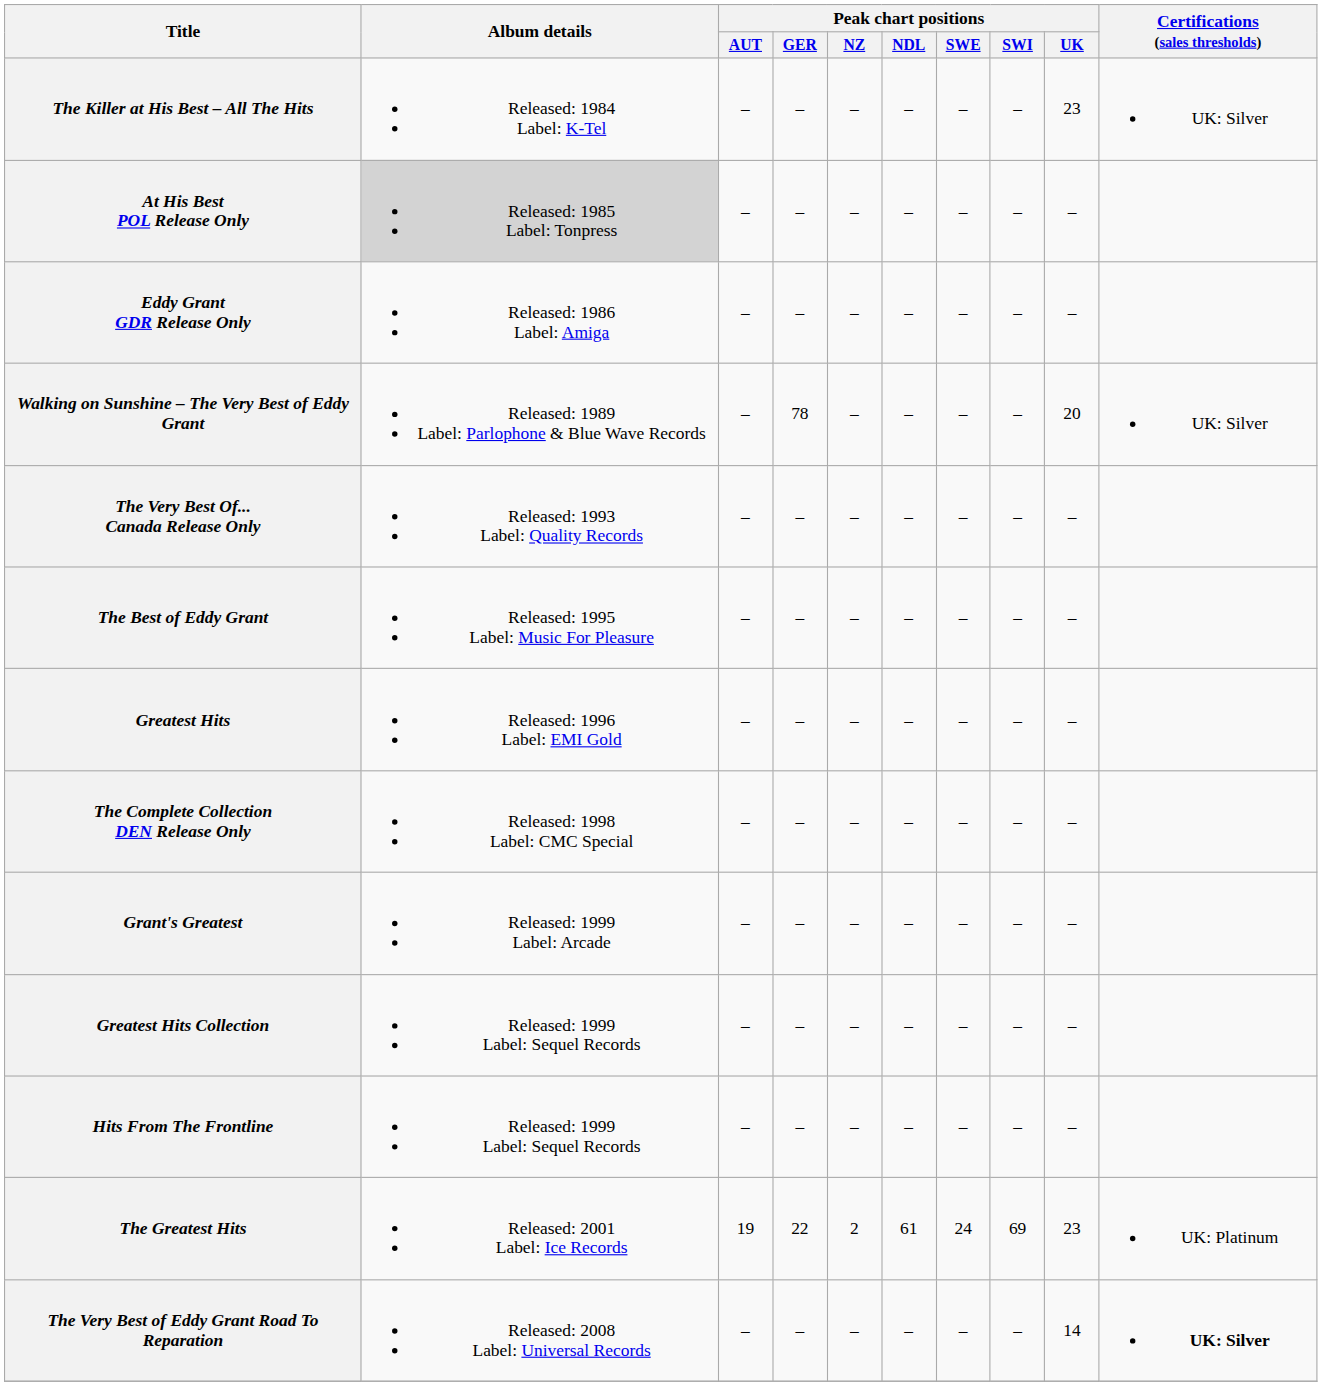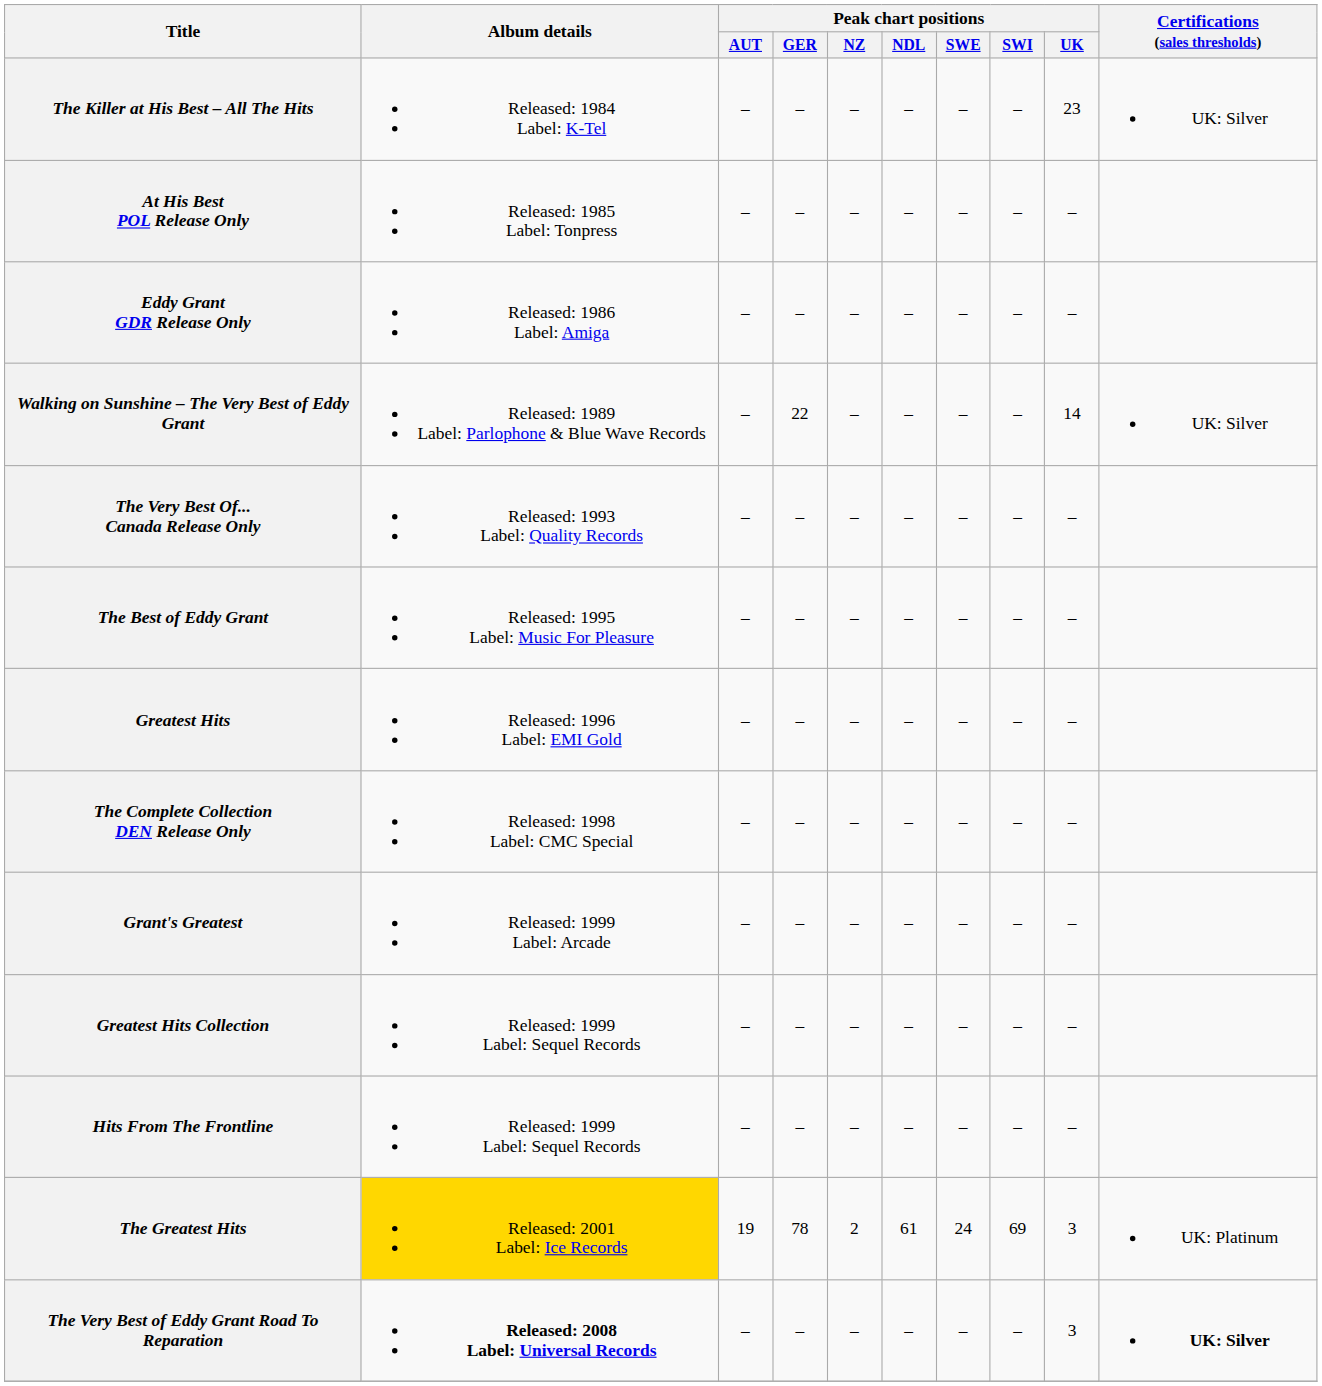(540, 221) lightgrey background -> (540, 221) no background
(800, 414) 78 -> (800, 414) 22
(1072, 414) 20 -> (1072, 414) 14
(540, 1238) no background -> (540, 1238) gold background
(800, 1228) 22 -> (800, 1228) 78
(1072, 1228) 23 -> (1072, 1228) 3
(540, 1340) normal -> (540, 1340) bold
(1072, 1330) 14 -> (1072, 1330) 3
